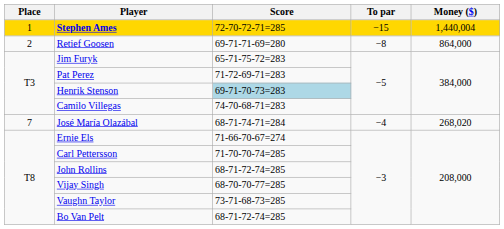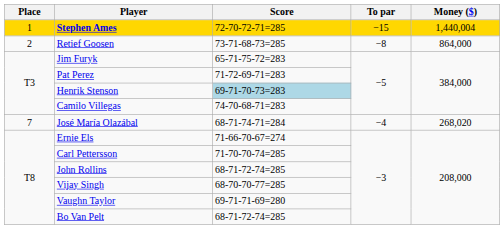(250, 43) 69-71-71-69=280 -> (250, 43) 73-71-68-73=285
(250, 201) 73-71-68-73=285 -> (250, 201) 69-71-71-69=280
